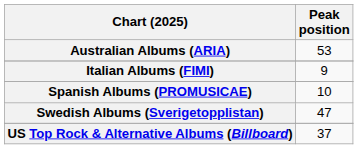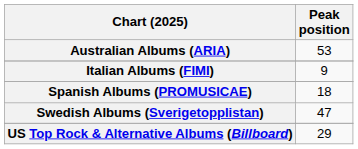(324, 92) 10 -> (324, 92) 18
(324, 133) 37 -> (324, 133) 29
